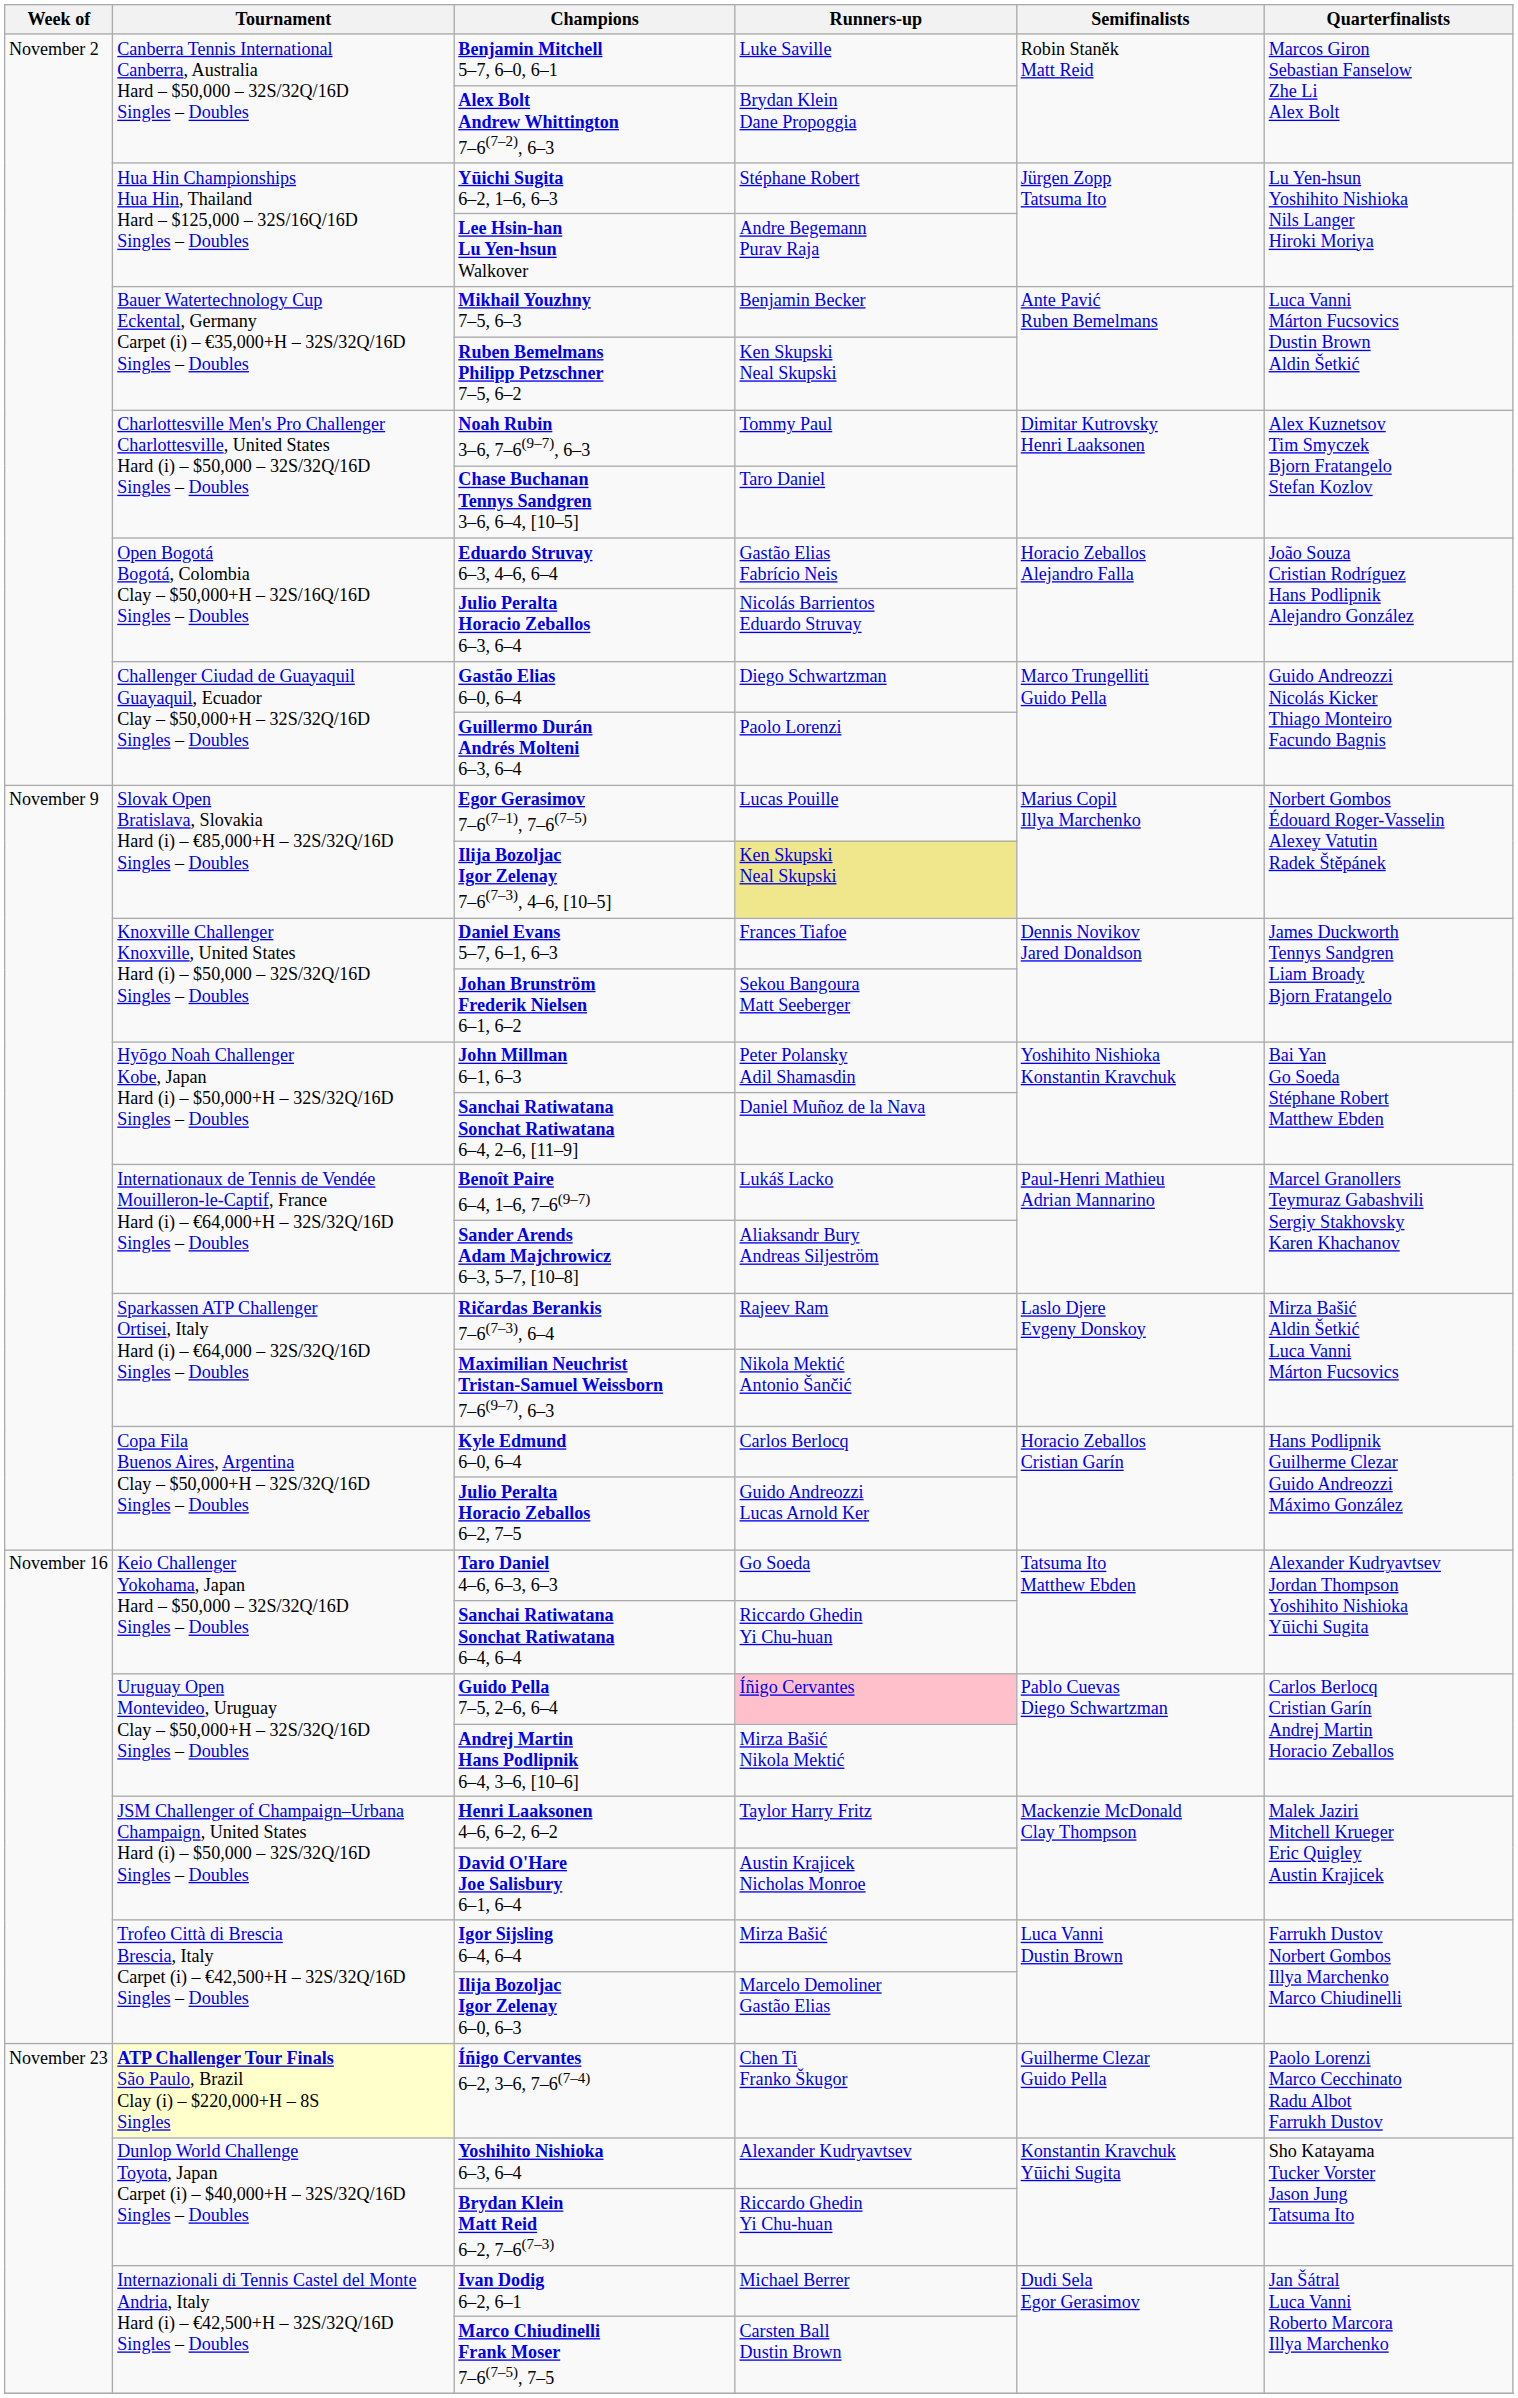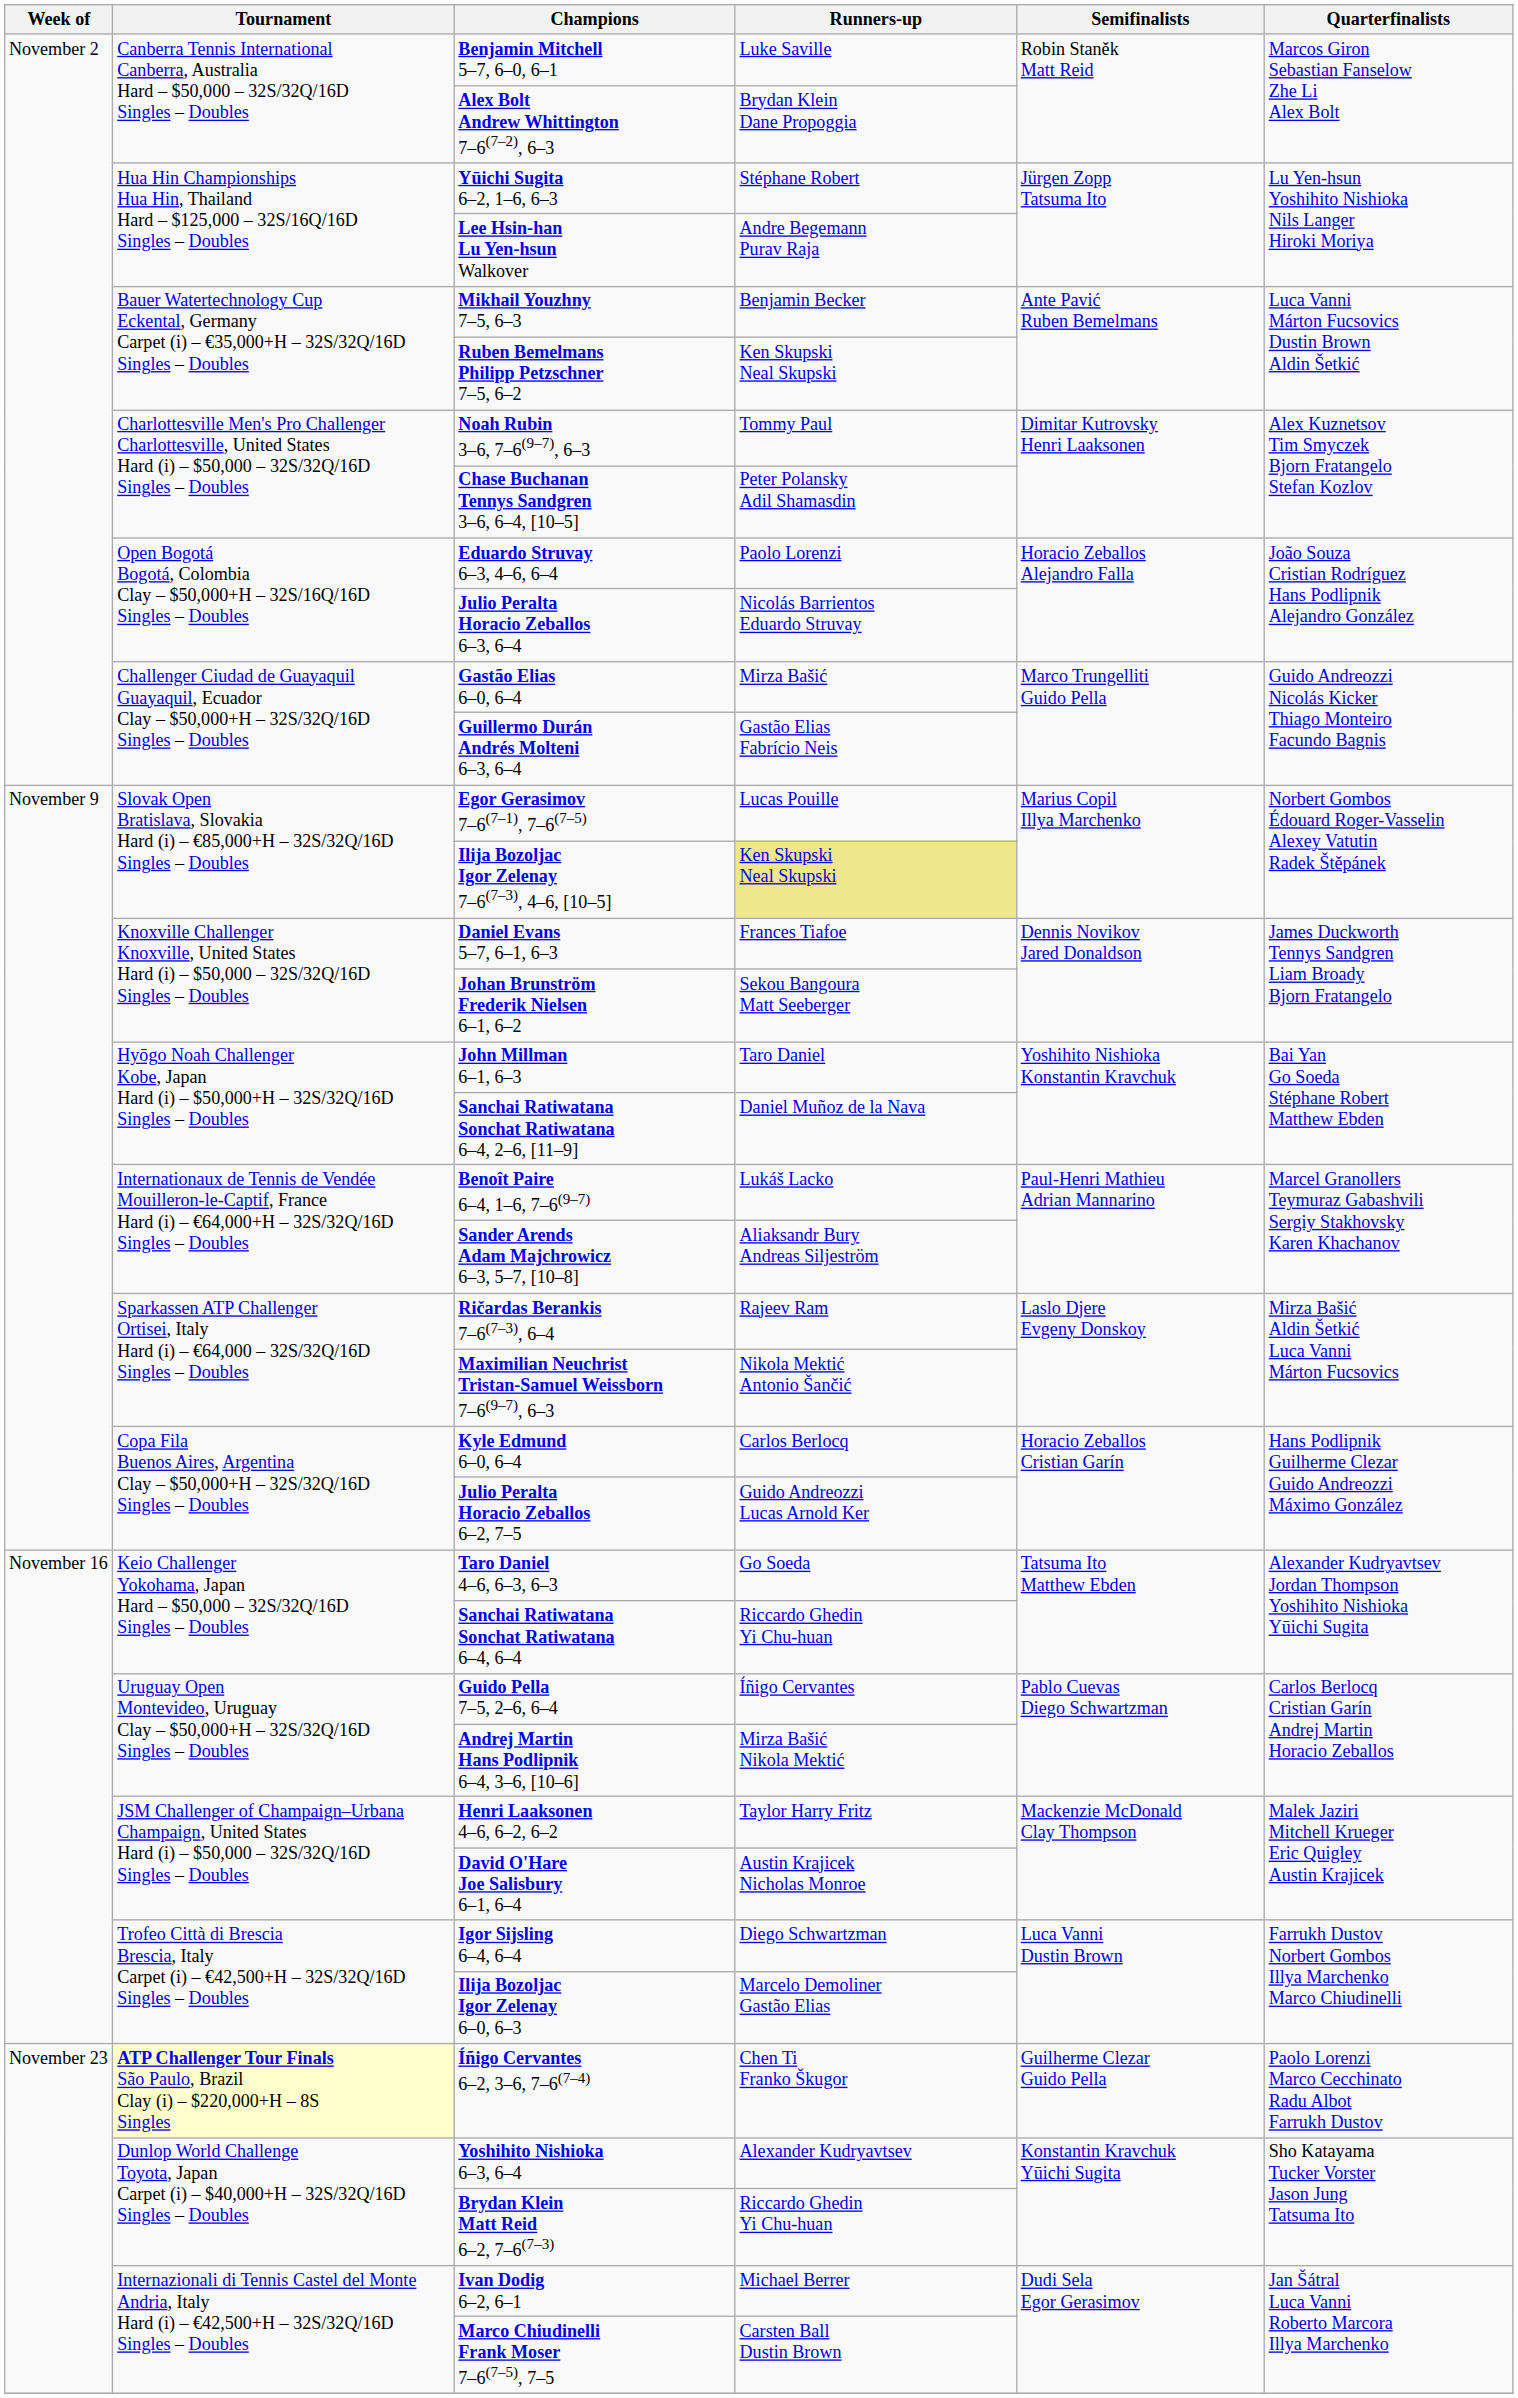(782, 479) Taro Daniel -> (798, 490) Peter Polansky Adil Shamasdin
(788, 562) Gastão Elias Fabrício Neis -> (790, 552) Paolo Lorenzi
(813, 675) Diego Schwartzman -> (783, 675) Mirza Bašić
(790, 726) Paolo Lorenzi -> (788, 737) Gastão Elias Fabrício Neis
(798, 1066) Peter Polansky Adil Shamasdin -> (782, 1055) Taro Daniel
(797, 1687) pink background -> (797, 1687) no background
(783, 1934) Mirza Bašić -> (813, 1934) Diego Schwartzman
